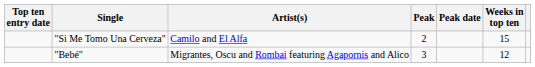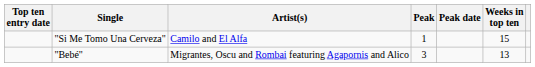(424, 39) 2 -> (424, 39) 1
(504, 54) 12 -> (504, 54) 13
